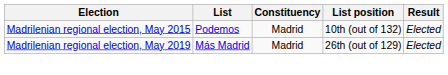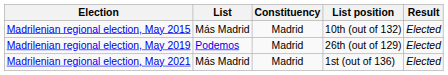(217, 29) Podemos -> (222, 29) Más Madrid
(222, 45) Más Madrid -> (217, 45) Podemos
+ row: (99, 62)
